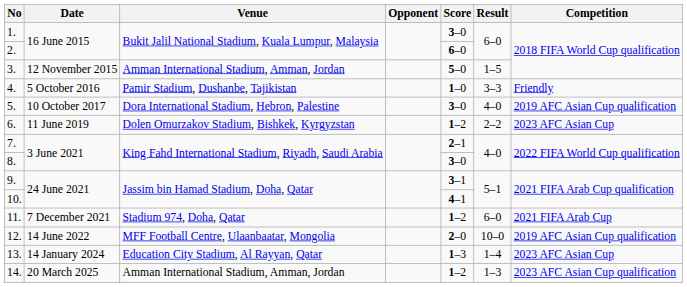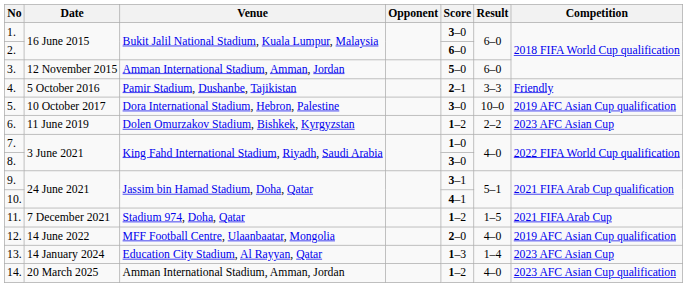(492, 69) 1–5 -> (492, 69) 6–0
(457, 87) 1–0 -> (457, 87) 2–1
(492, 106) 4–0 -> (492, 106) 10–0
(457, 143) 2–1 -> (457, 143) 1–0
(492, 217) 6–0 -> (492, 217) 1–5
(492, 236) 10–0 -> (492, 236) 4–0
(492, 273) 1–3 -> (492, 273) 4–0
